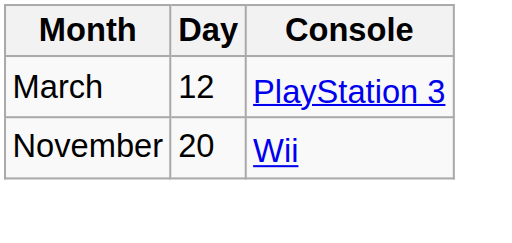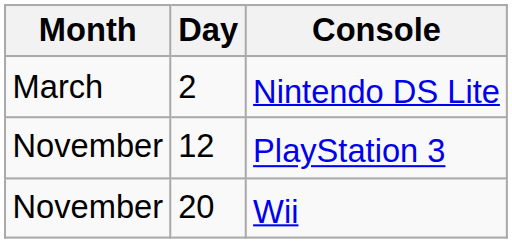+ row: (376, 90)
(58, 86) March -> (88, 147) November
